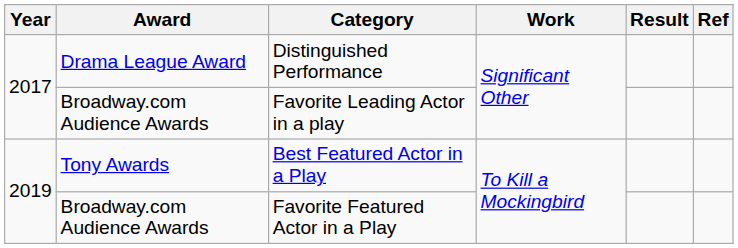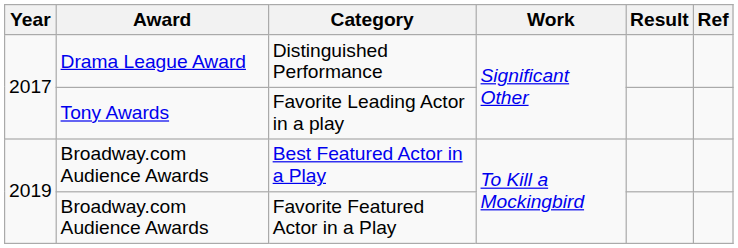(135, 113) Broadway.com Audience Awards -> (115, 113) Tony Awards
(115, 165) Tony Awards -> (135, 165) Broadway.com Audience Awards
